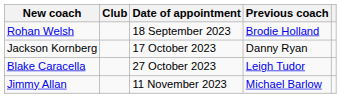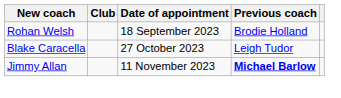- row: (52, 48)
(284, 84) normal -> (275, 66) bold
